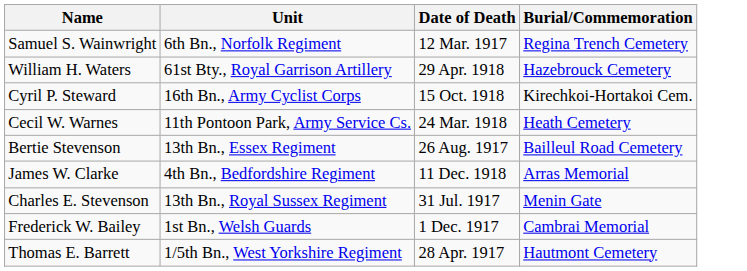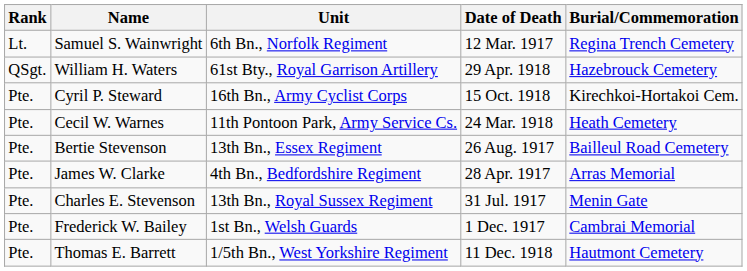+ column: (28, 17)
(462, 174) 11 Dec. 1918 -> (507, 174) 28 Apr. 1917
(461, 252) 28 Apr. 1917 -> (509, 252) 11 Dec. 1918
